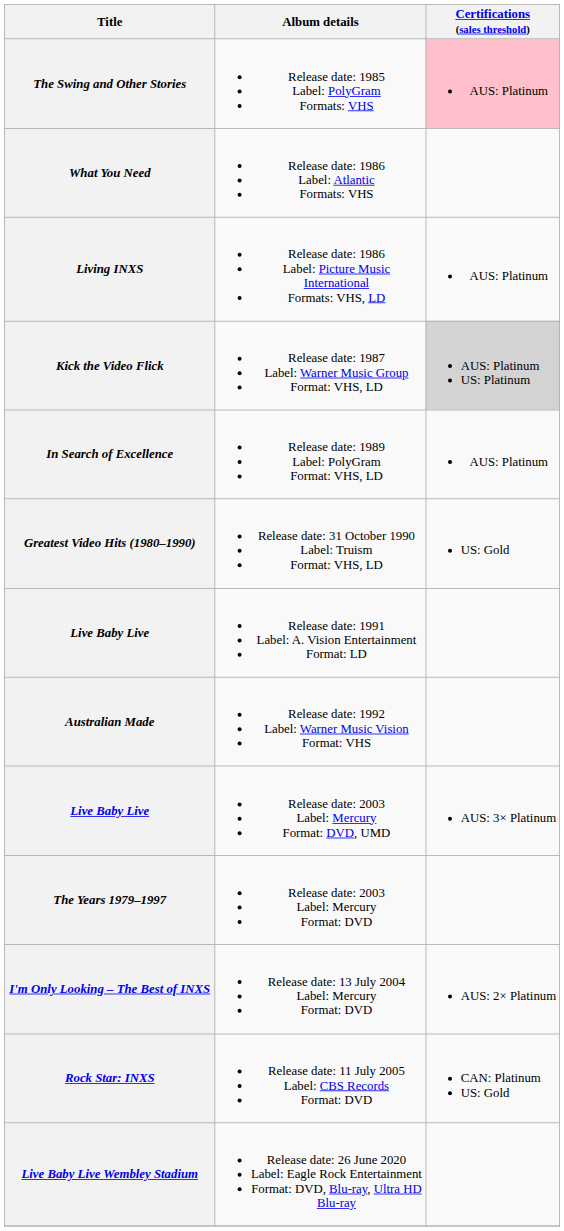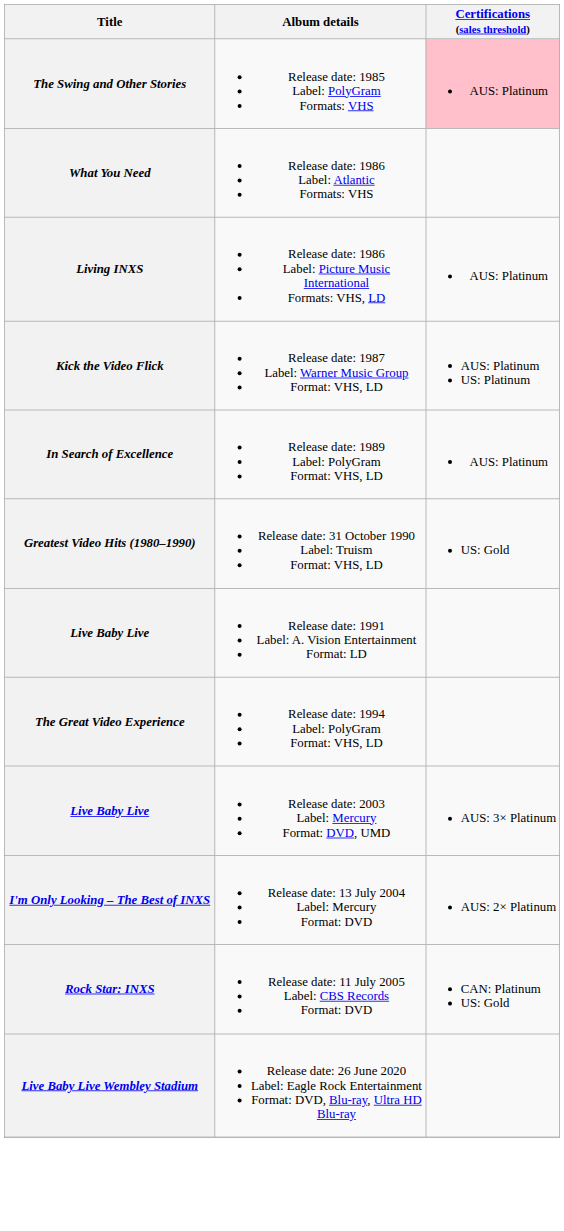(493, 373) lightgrey background -> (493, 373) no background
- row: (110, 721)
+ row: (110, 721)
- row: (110, 900)
